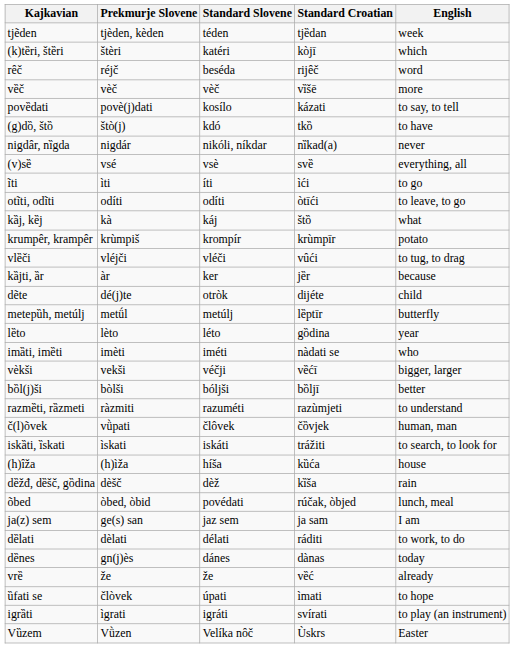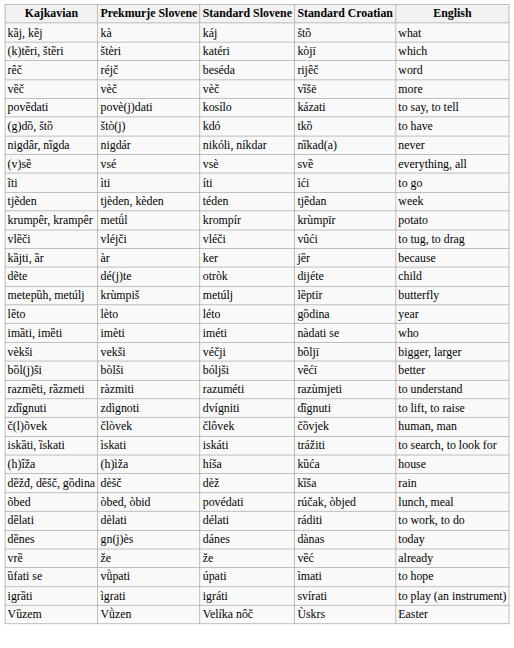rows swapped: (25, 220) <-> (22, 32)
- row: (31, 201)
(120, 239) krùmpiš -> (114, 220) metǘl
(114, 314) metǘl -> (120, 295) krùmpiš
(307, 370) vȅćī -> (308, 351) bȍljī
(308, 389) bȍljī -> (307, 370) vȅćī
+ row: (27, 408)
(115, 426) vǜpati -> (116, 426) člòvek
- row: (29, 520)
(116, 595) člòvek -> (115, 577) vǜpati
